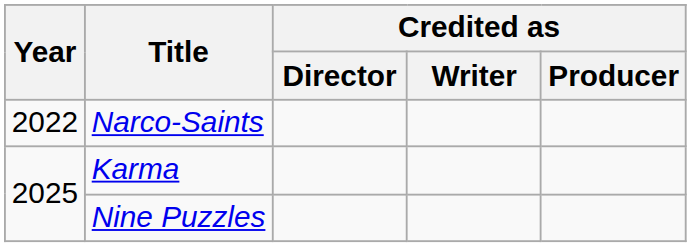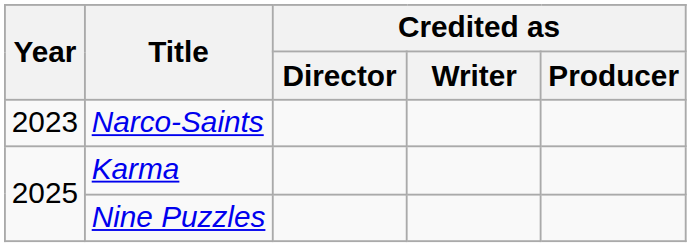(45, 122) 2022 -> (45, 122) 2023
